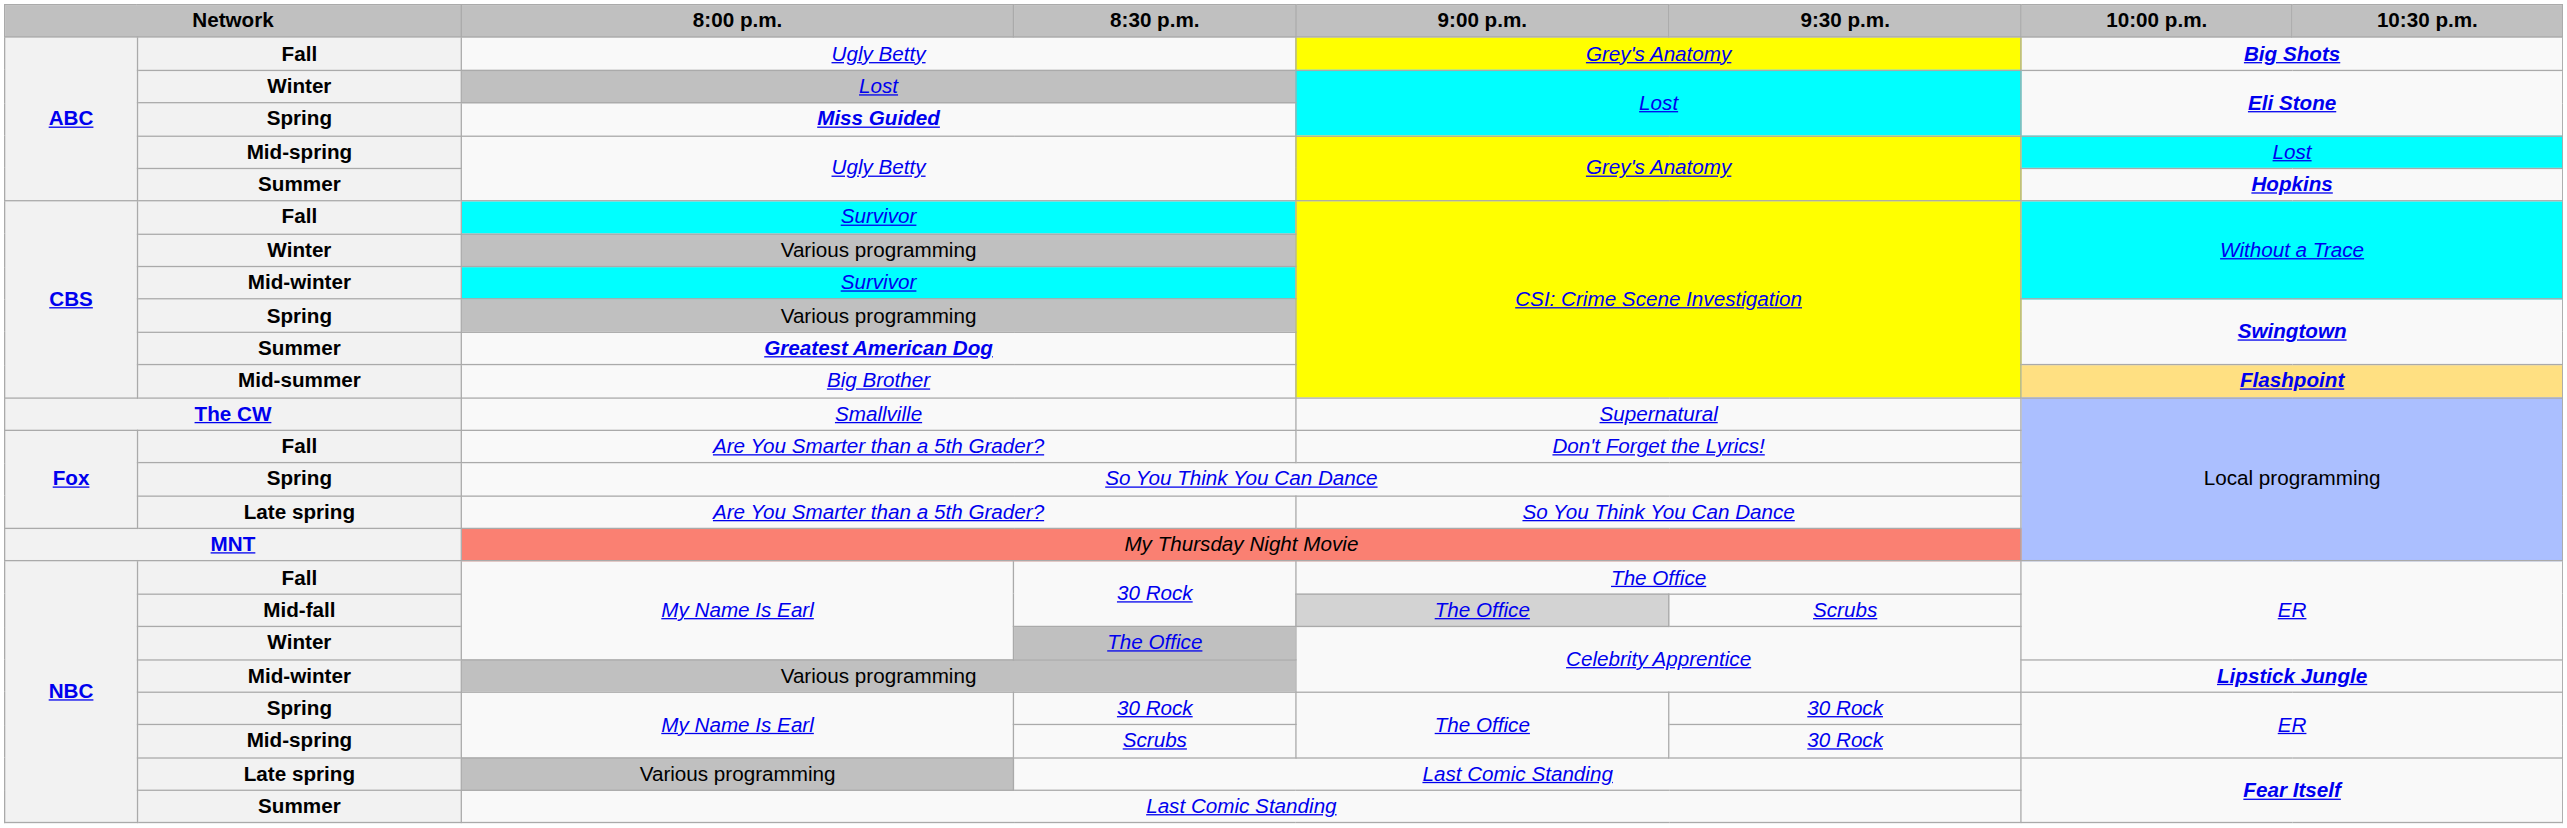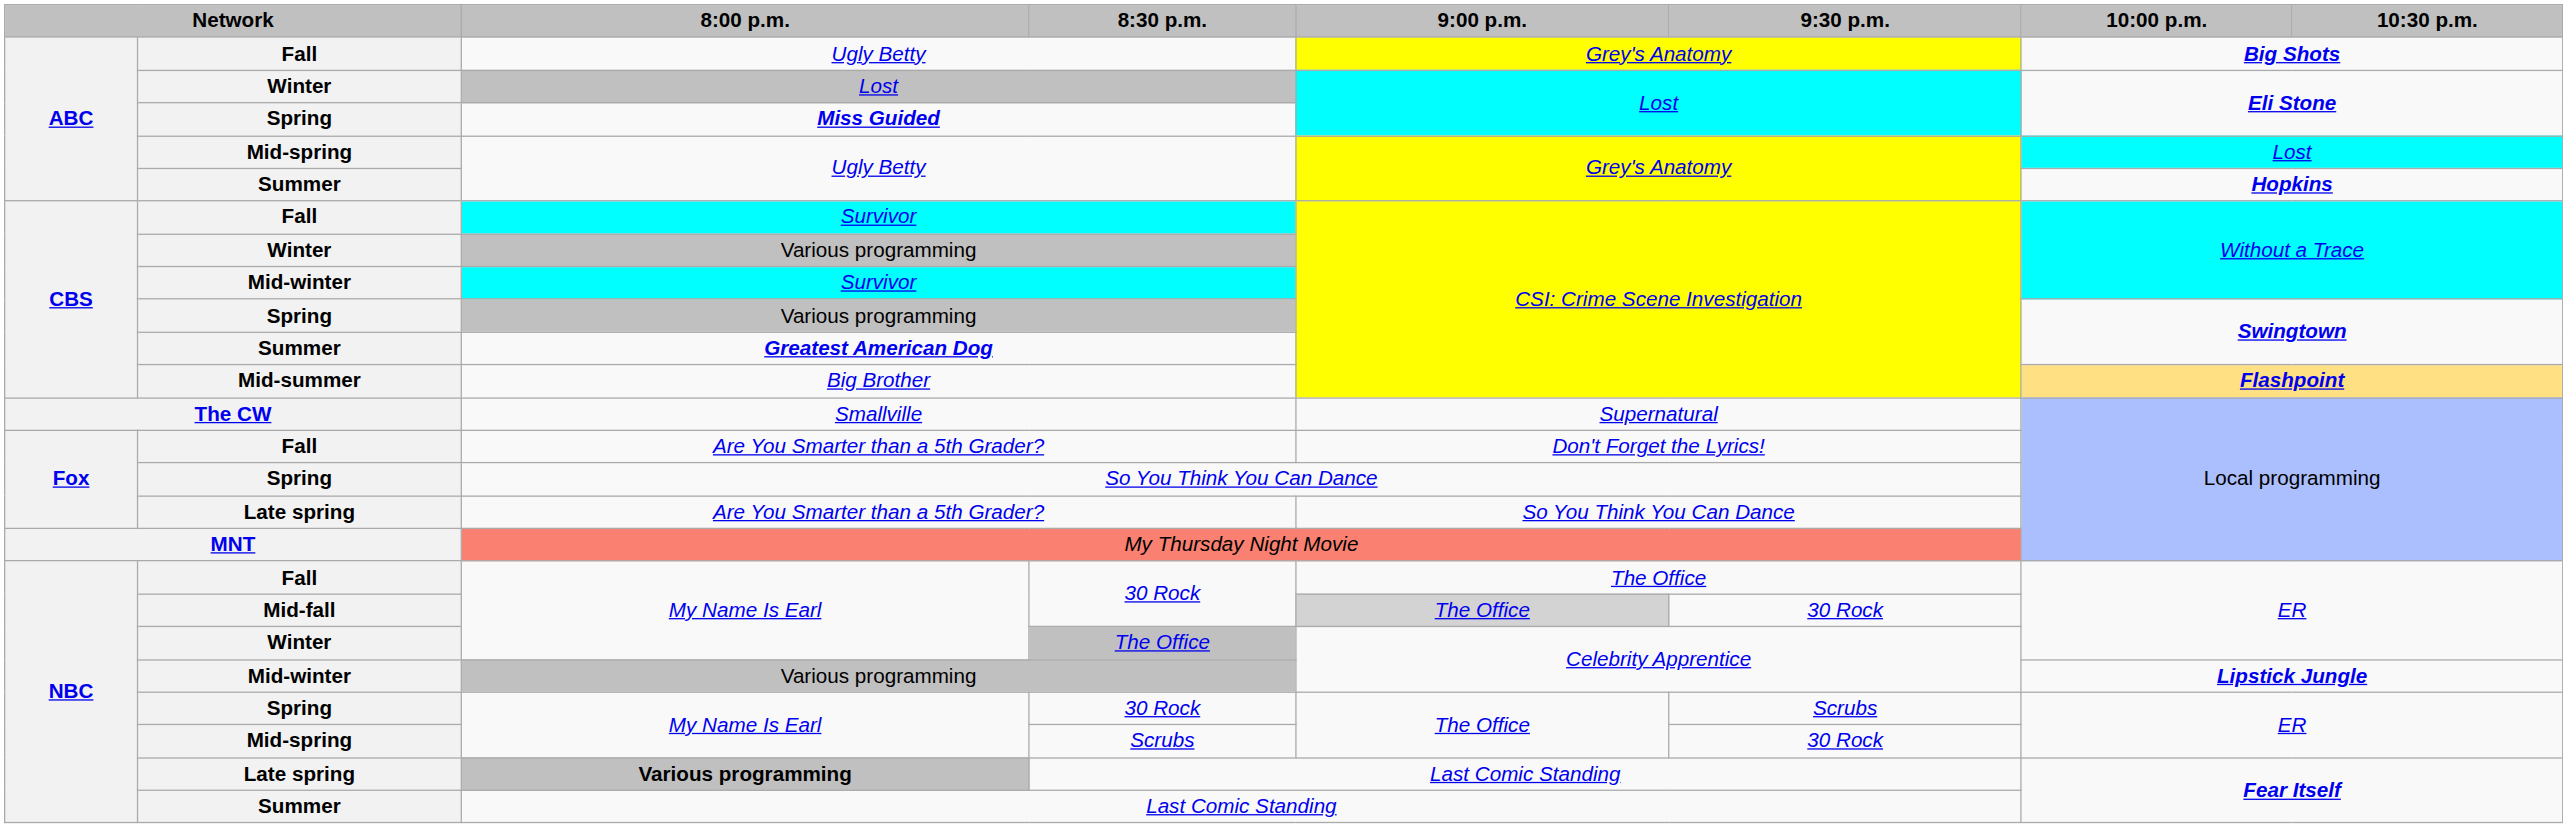(1845, 610) Scrubs -> (1845, 610) 30 Rock
(1845, 708) 30 Rock -> (1845, 708) Scrubs
(738, 773) normal -> (745, 773) bold
